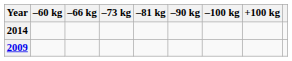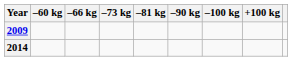rows swapped: (17, 48) <-> (17, 30)
